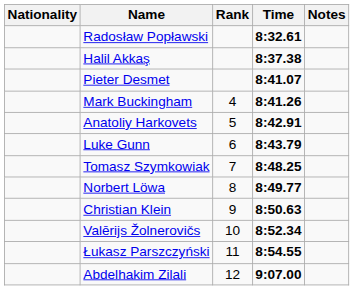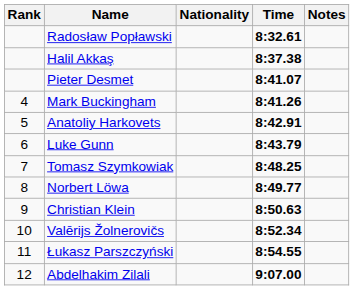columns swapped: (232, 15) <-> (42, 15)
